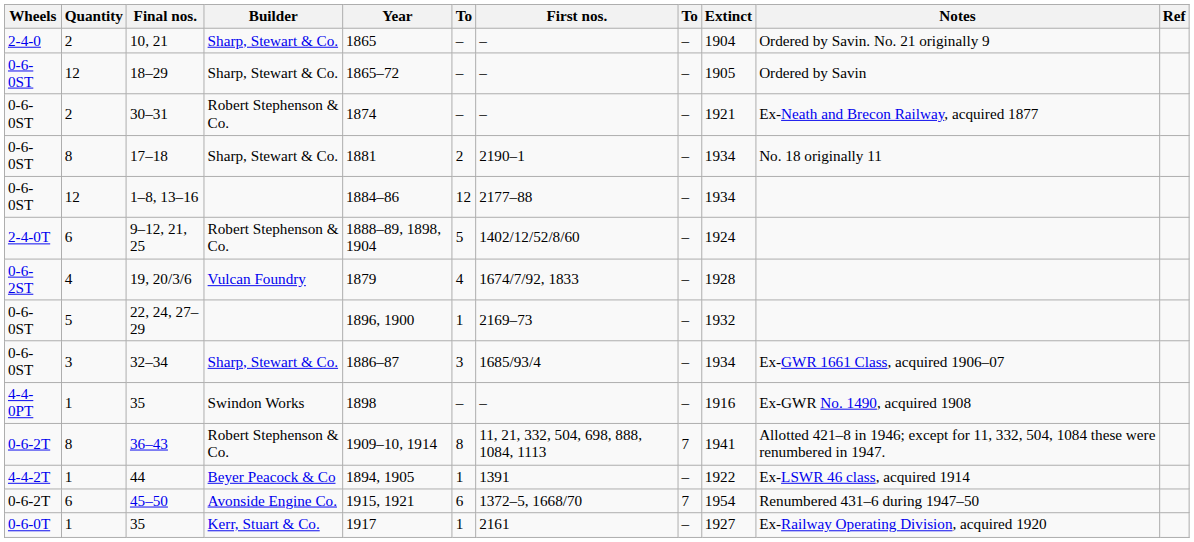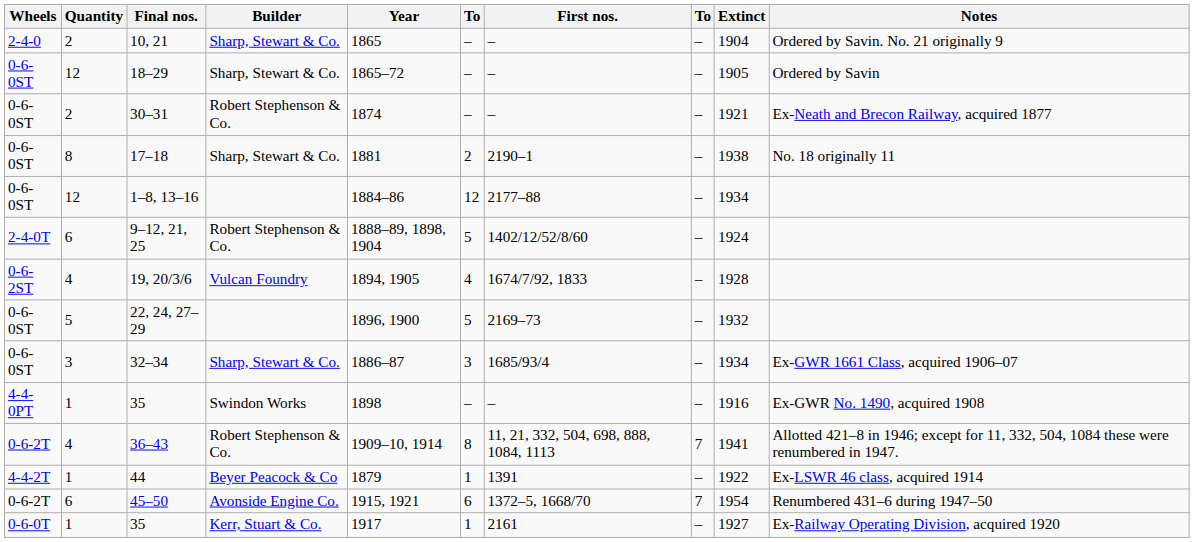- column: (1174, 16)
(720, 155) 1934 -> (733, 155) 1938
(361, 279) 1879 -> (385, 279) 1894, 1905
(460, 320) 1 -> (468, 320) 5
(68, 444) 8 -> (69, 444) 4
(380, 476) 1894, 1905 -> (366, 476) 1879
